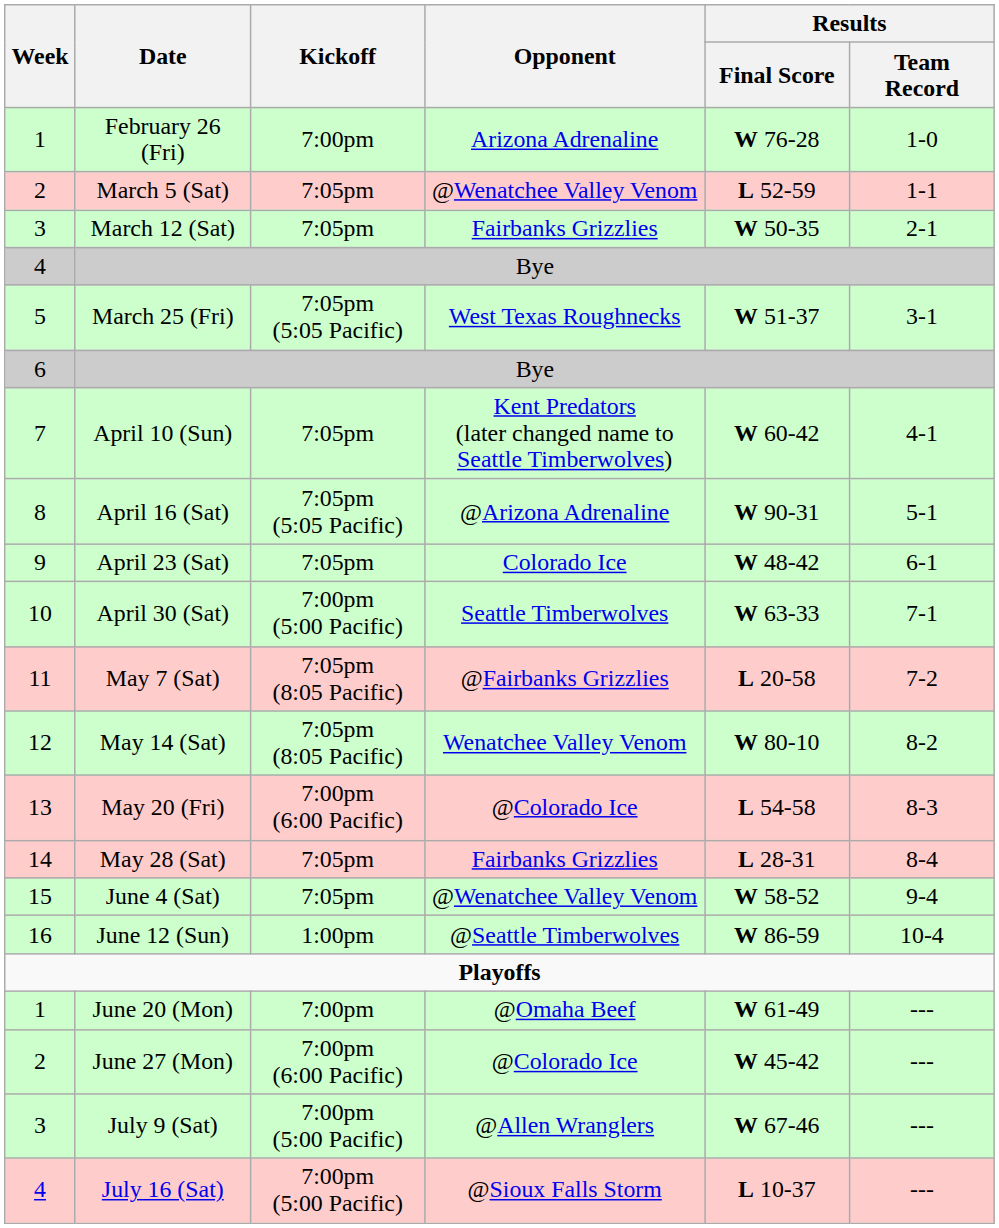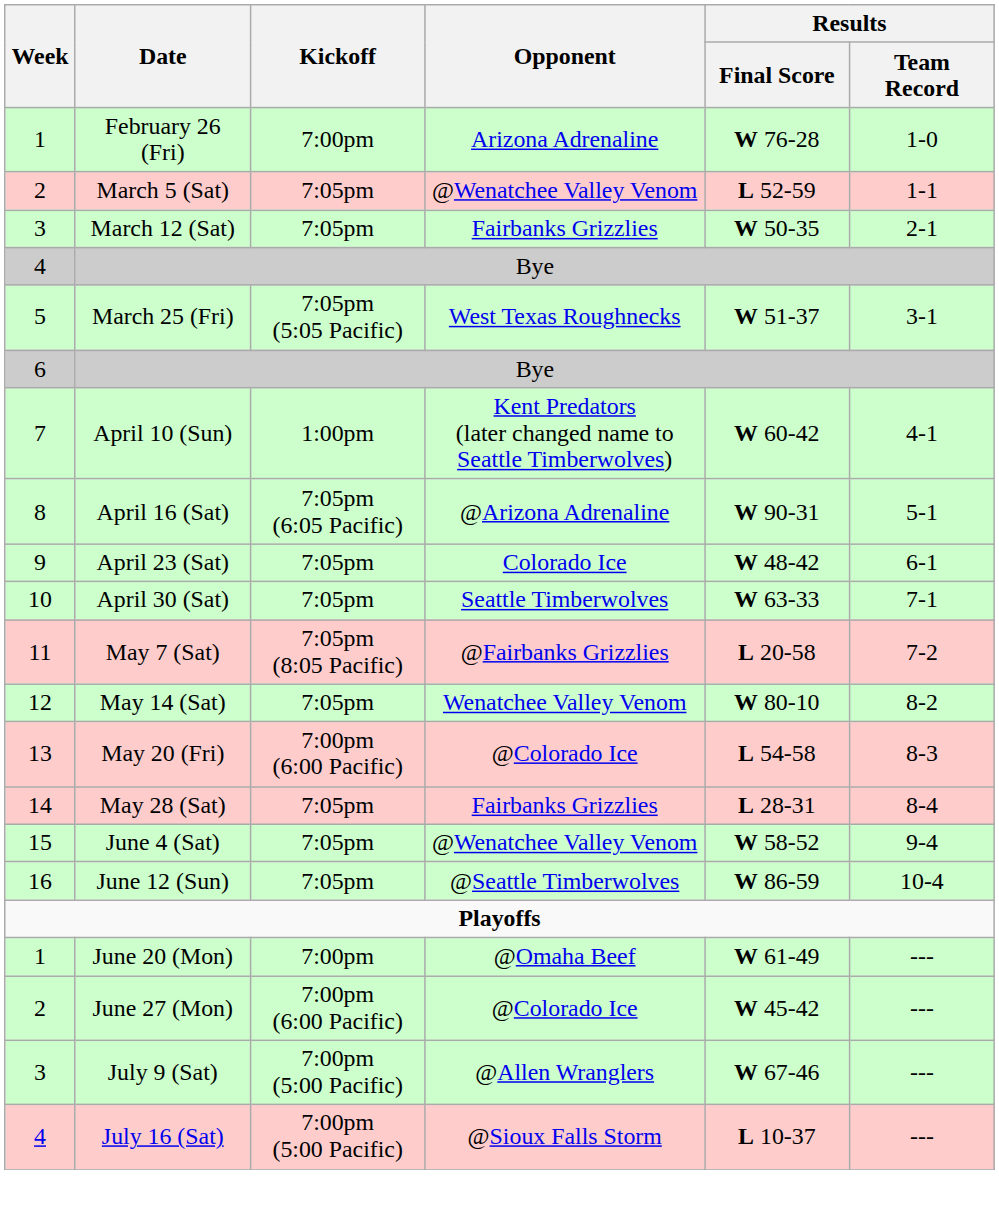(338, 433) 7:05pm -> (338, 433) 1:00pm
(338, 511) 7:05pm (5:05 Pacific) -> (338, 511) 7:05pm (6:05 Pacific)
(338, 613) 7:00pm (5:00 Pacific) -> (338, 600) 7:05pm
(338, 742) 7:05pm (8:05 Pacific) -> (338, 702) 7:05pm
(338, 934) 1:00pm -> (338, 880) 7:05pm
